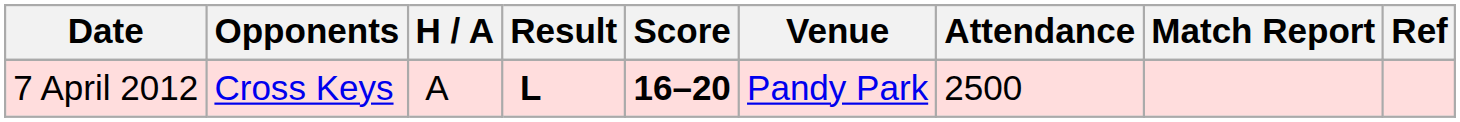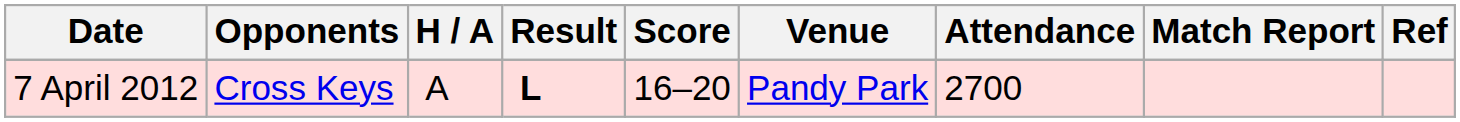(682, 87) bold -> (682, 87) normal
(983, 87) 2500 -> (983, 87) 2700
